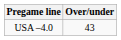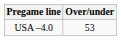(90, 27) 43 -> (90, 27) 53
